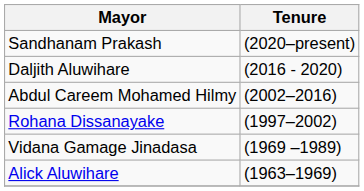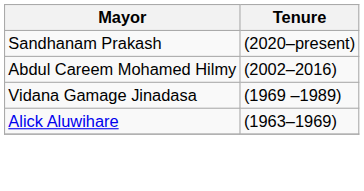- row: (69, 70)
- row: (86, 122)
